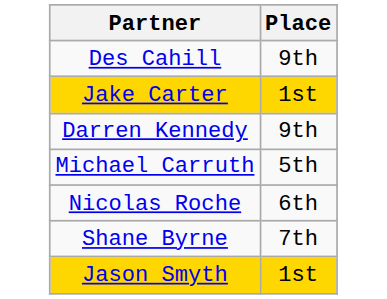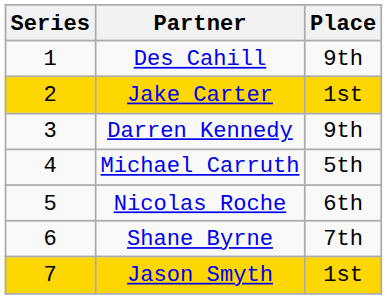+ column: (50, 23)
